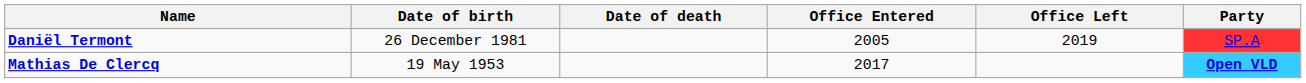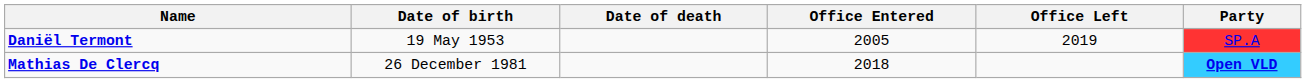(455, 41) 26 December 1981 -> (455, 41) 19 May 1953
(455, 65) 19 May 1953 -> (455, 65) 26 December 1981
(872, 65) 2017 -> (872, 65) 2018
